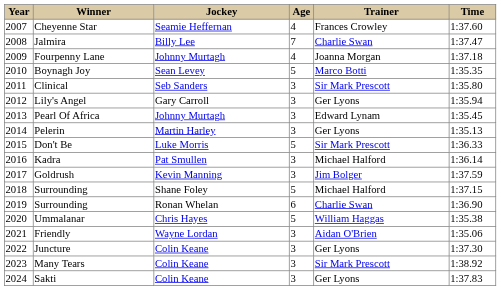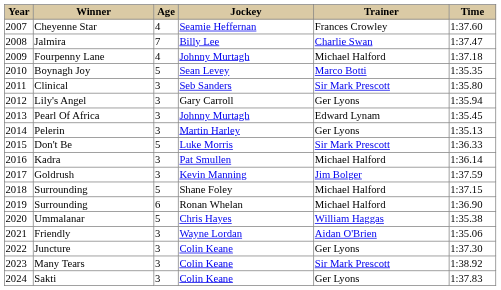columns swapped: (301, 11) <-> (222, 11)
(348, 56) Joanna Morgan -> (350, 56) Michael Halford
(344, 204) Charlie Swan -> (350, 204) Michael Halford
